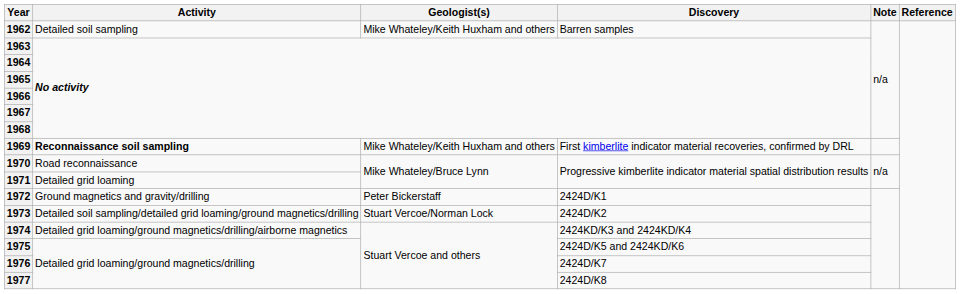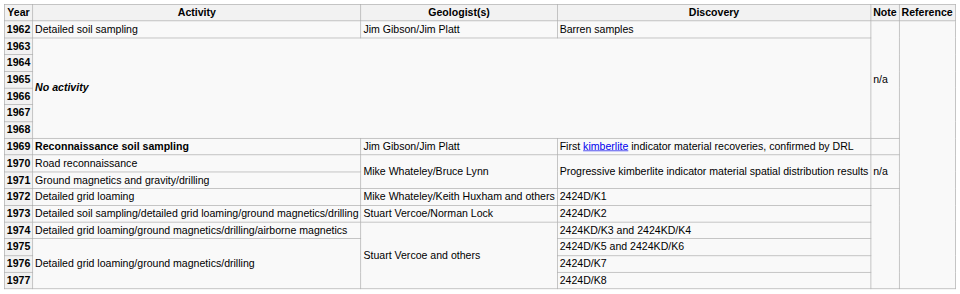(459, 29) Mike Whateley/Keith Huxham and others -> (412, 29) Jim Gibson/Jim Platt
(459, 146) Mike Whateley/Keith Huxham and others -> (412, 146) Jim Gibson/Jim Platt
(85, 180) Detailed grid loaming -> (122, 180) Ground magnetics and gravity/drilling
(122, 197) Ground magnetics and gravity/drilling -> (85, 197) Detailed grid loaming
(402, 197) Peter Bickerstaff -> (459, 197) Mike Whateley/Keith Huxham and others
